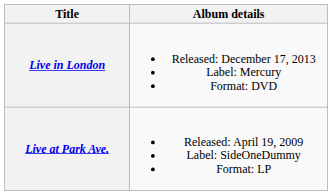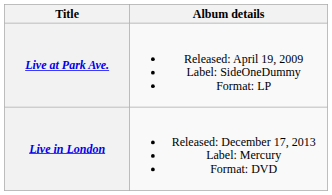rows swapped: (67, 148) <-> (67, 65)
